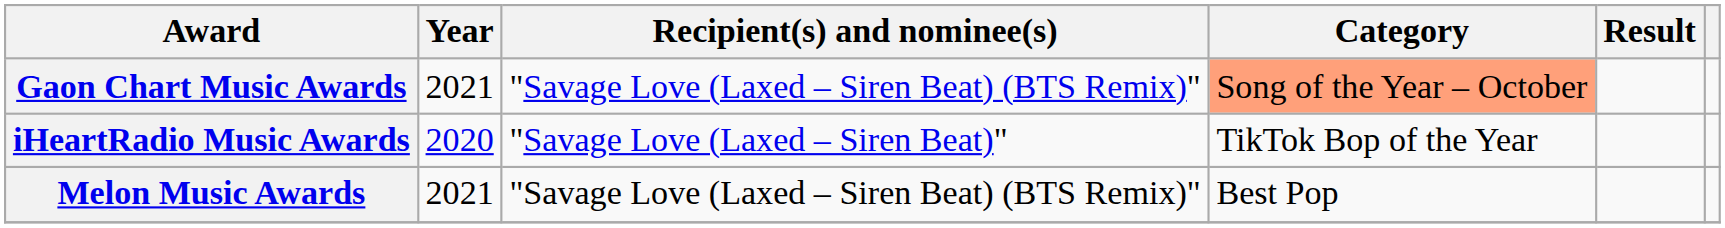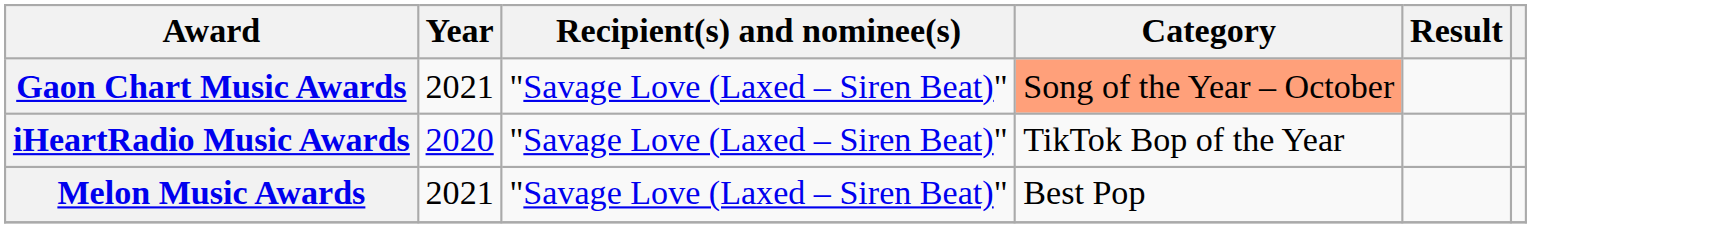(855, 85) "Savage Love (Laxed – Siren Beat) (BTS Remix)" -> (759, 85) "Savage Love (Laxed – Siren Beat)"
(855, 193) "Savage Love (Laxed – Siren Beat) (BTS Remix)" -> (759, 193) "Savage Love (Laxed – Siren Beat)"
